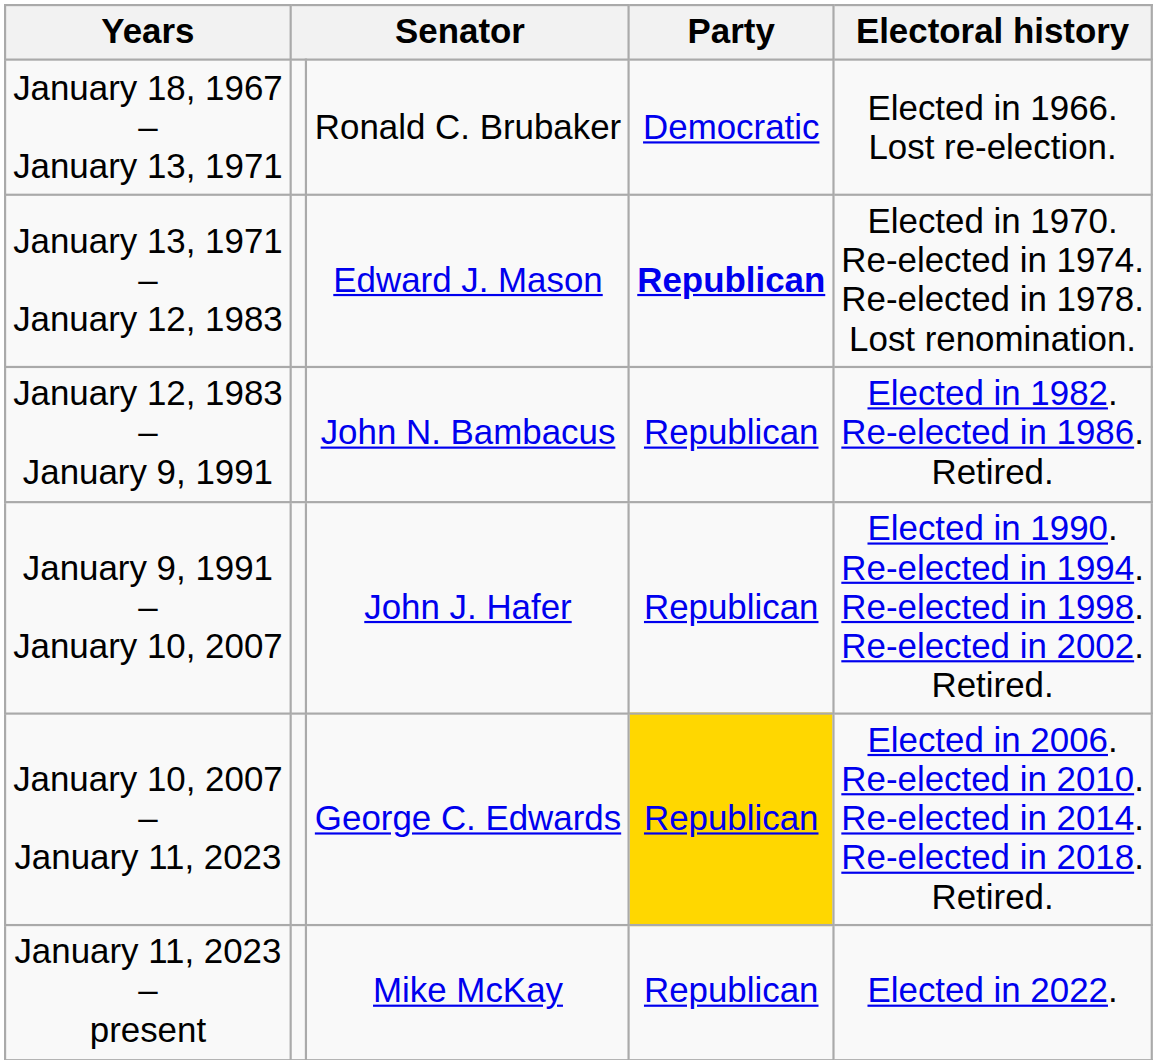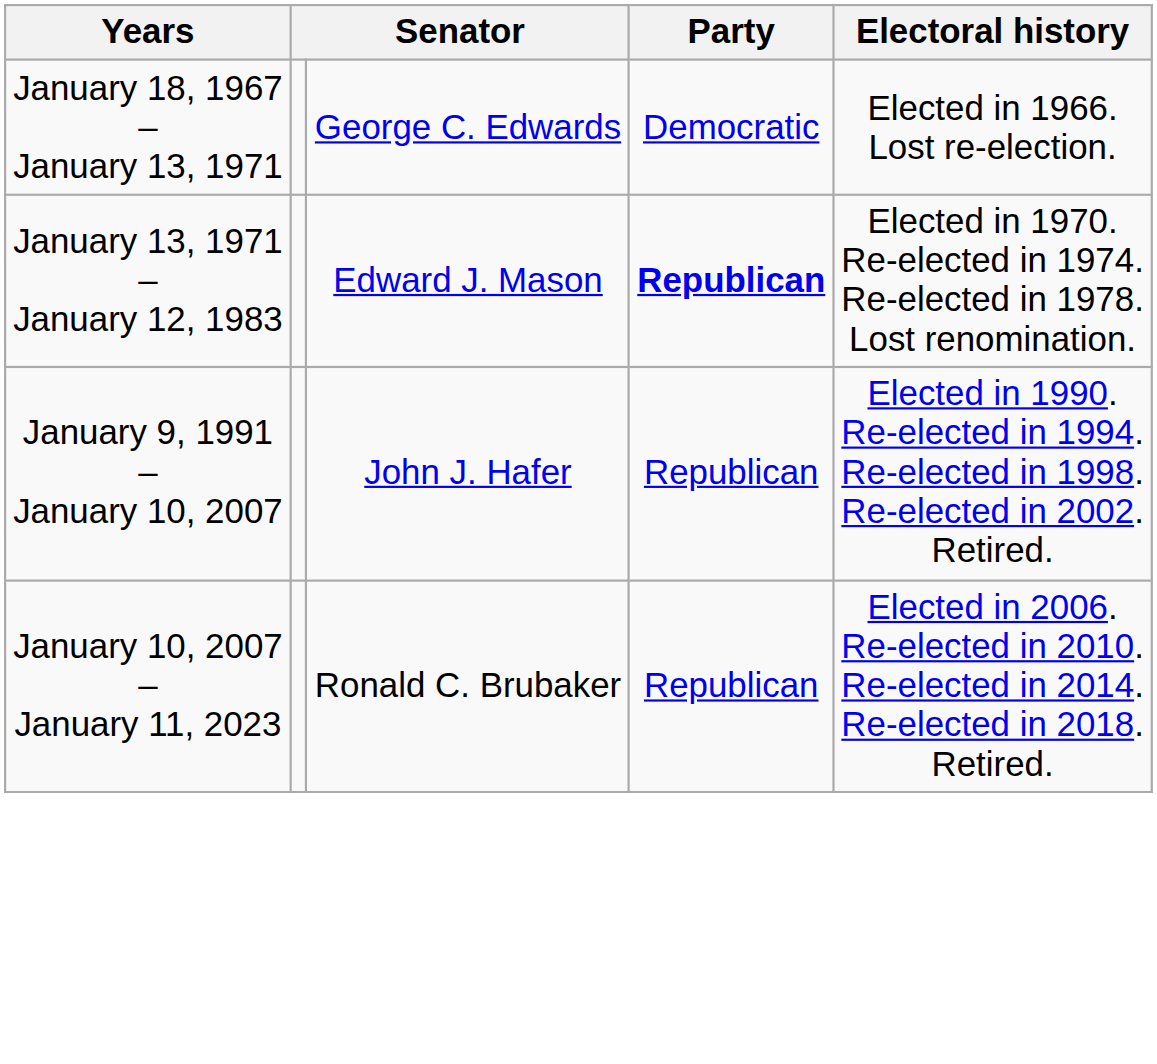(468, 126) Ronald C. Brubaker -> (468, 126) George C. Edwards
- row: (148, 433)
(468, 818) George C. Edwards -> (468, 685) Ronald C. Brubaker
(731, 818) gold background -> (731, 685) no background
- row: (148, 991)
